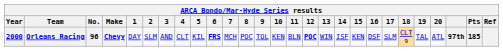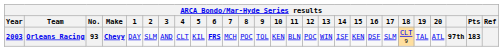(14, 36) 2000 -> (14, 36) 2003
(94, 36) 96 -> (94, 36) 93
(310, 36) bold -> (310, 36) normal
(474, 36) 185 -> (474, 36) 183
